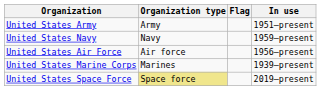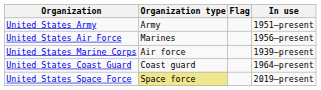- row: (51, 38)
(163, 52) Air force -> (158, 38) Marines
(158, 65) Marines -> (163, 52) Air force
+ row: (69, 65)
